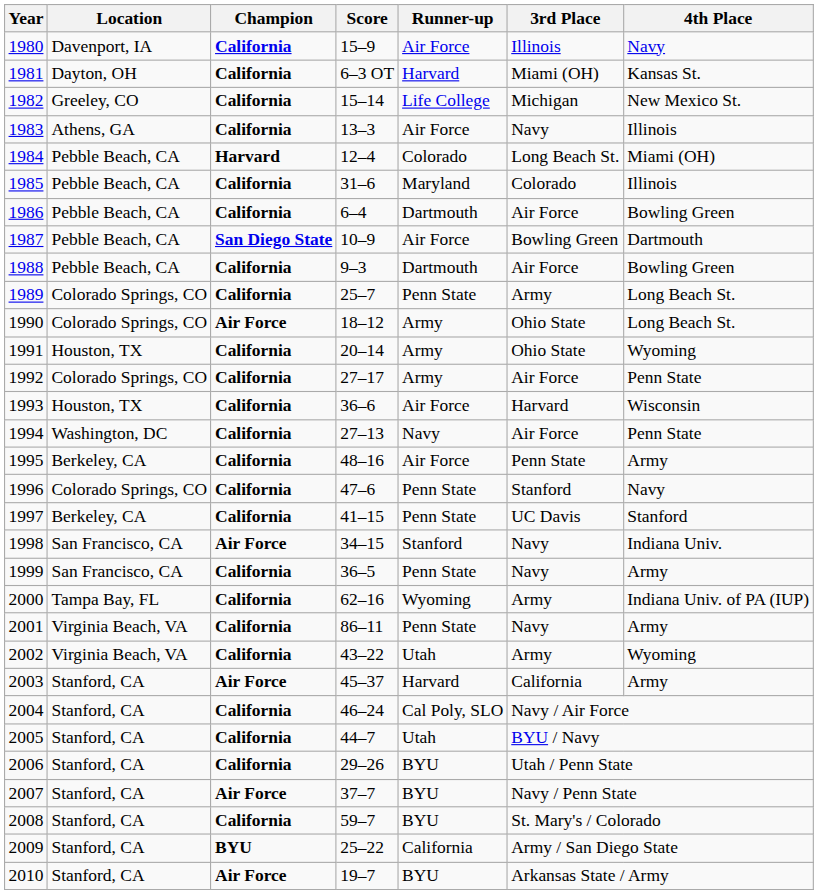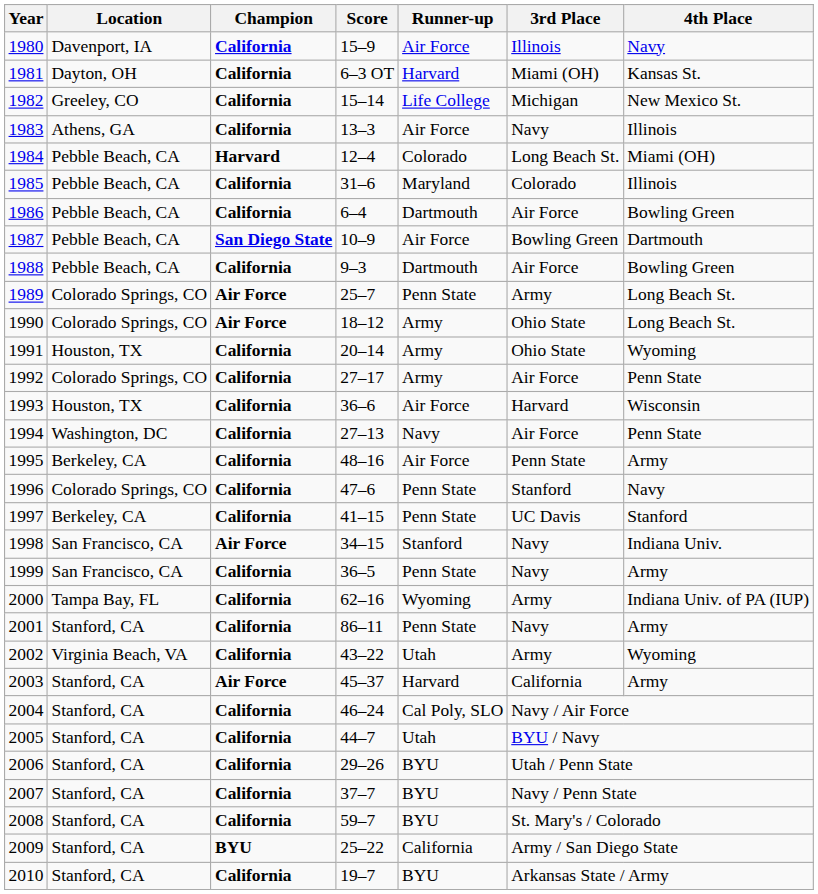(253, 294) California -> (251, 294) Air Force
(120, 626) Virginia Beach, VA -> (98, 626) Stanford, CA
(251, 792) Air Force -> (253, 792) California
(251, 875) Air Force -> (253, 875) California
